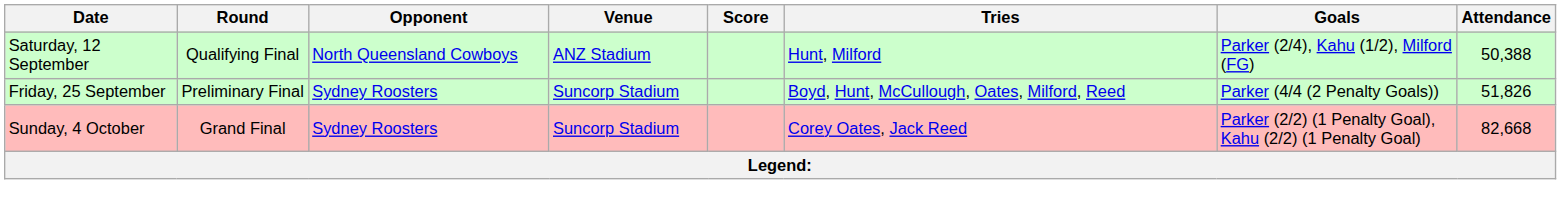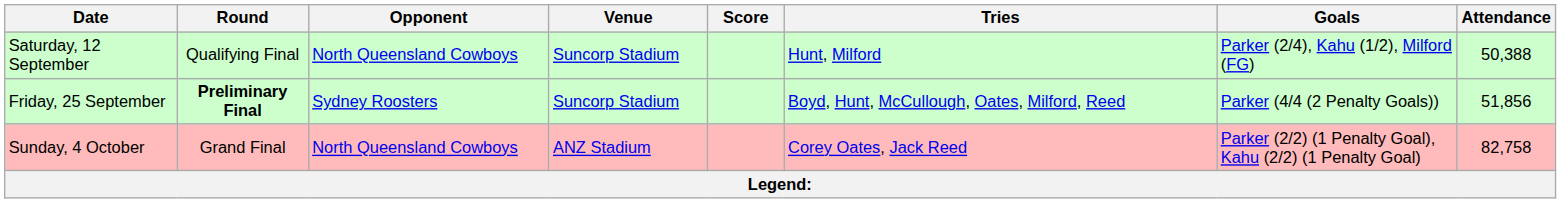(602, 55) ANZ Stadium -> (616, 55) Suncorp Stadium
(243, 92) normal -> (243, 101) bold
(1506, 92) 51,826 -> (1506, 101) 51,856
(375, 128) Sydney Roosters -> (415, 147) North Queensland Cowboys
(616, 128) Suncorp Stadium -> (602, 147) ANZ Stadium
(1506, 128) 82,668 -> (1506, 147) 82,758
